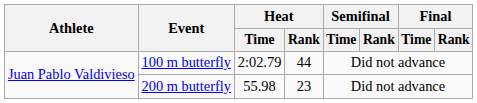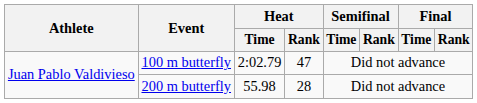(304, 62) 44 -> (304, 62) 47
(304, 86) 23 -> (304, 86) 28
